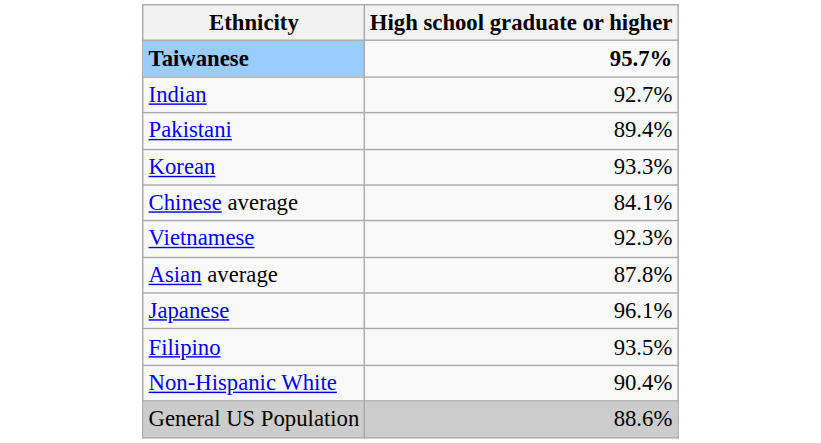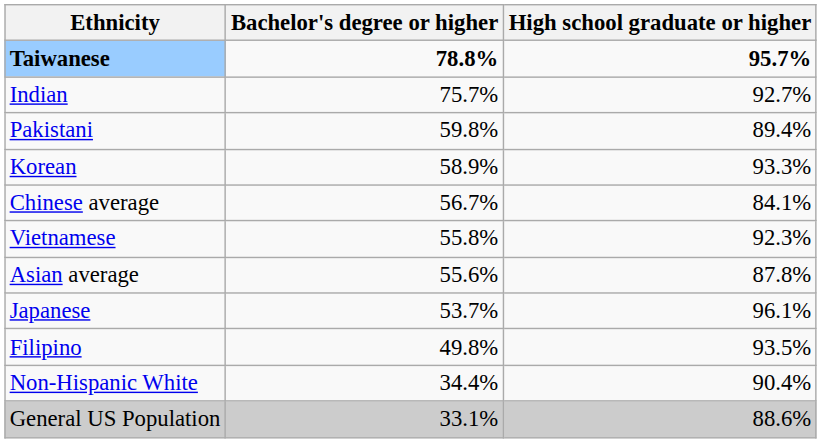+ column: (365, 22)
